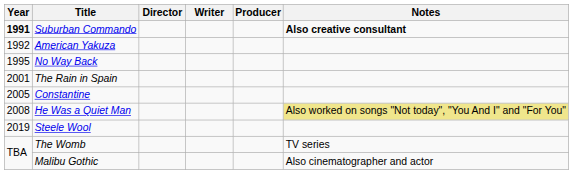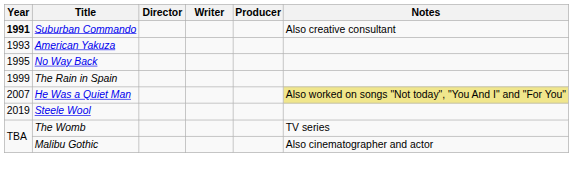(346, 29) bold -> (341, 29) normal
(18, 45) 1992 -> (18, 45) 1993
(18, 78) 2001 -> (18, 78) 1999
- row: (62, 95)
(18, 111) 2008 -> (18, 95) 2007
